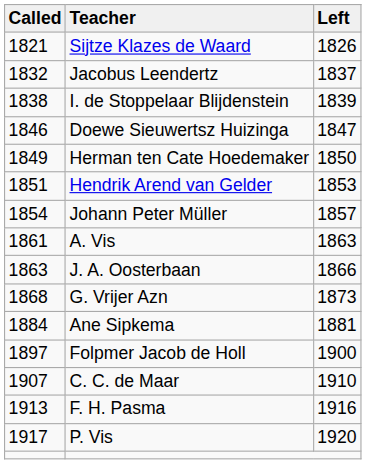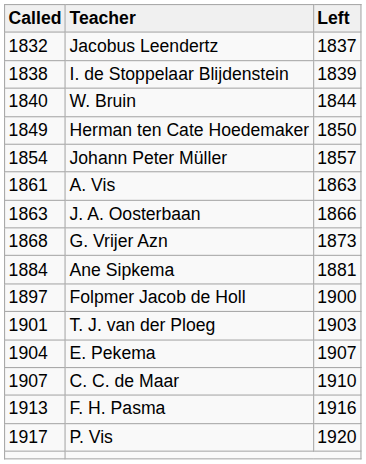- row: (160, 46)
+ row: (103, 102)
- row: (179, 130)
- row: (171, 185)
+ row: (142, 325)
+ row: (113, 353)
